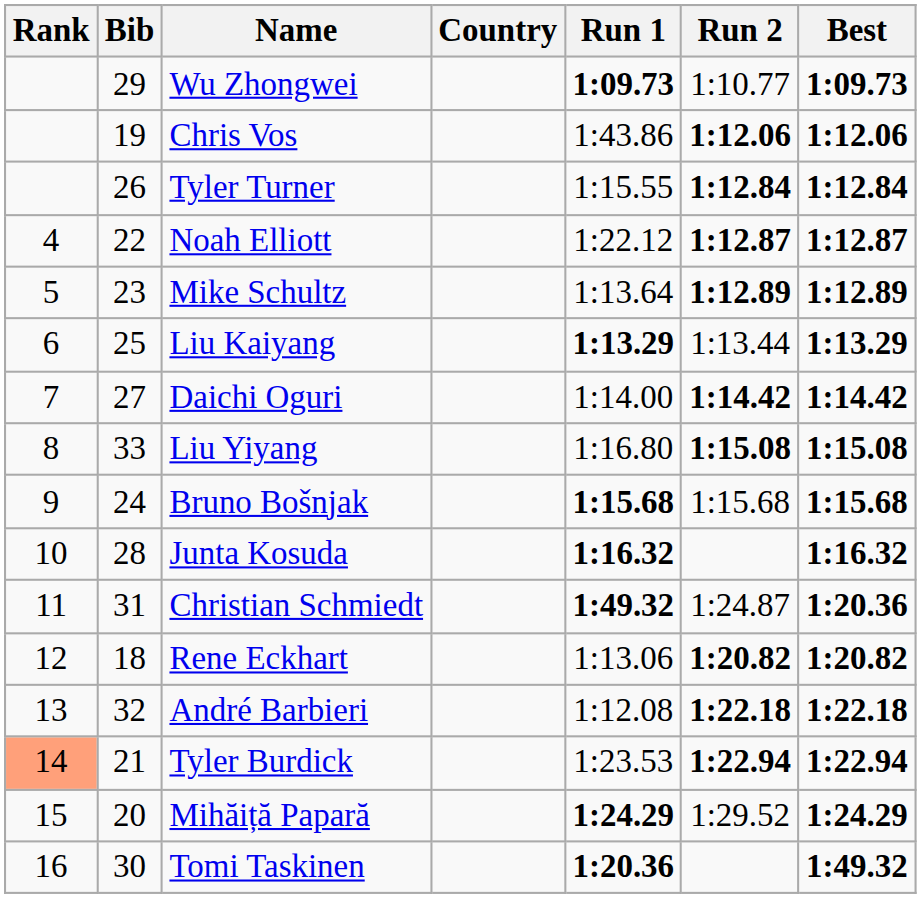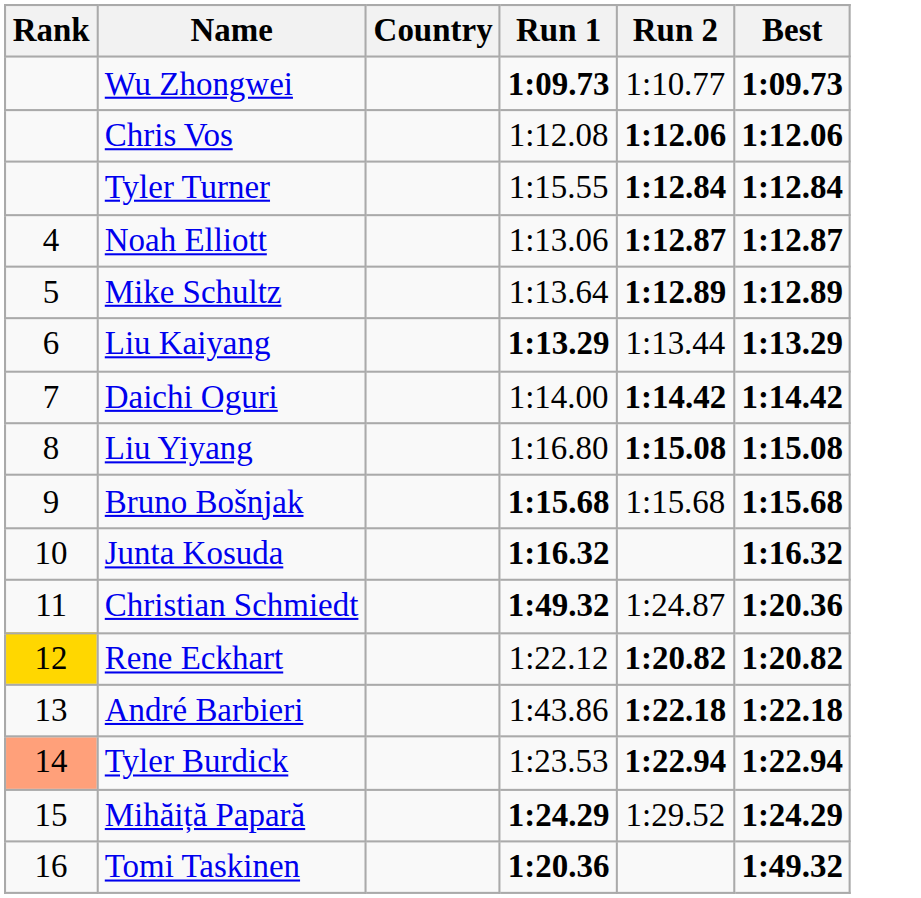- column: (130, 30)
(623, 135) 1:43.86 -> (559, 135) 1:12.08
(623, 239) 1:22.12 -> (559, 239) 1:13.06
(51, 657) no background -> (51, 657) gold background
(623, 657) 1:13.06 -> (559, 657) 1:22.12
(623, 710) 1:12.08 -> (559, 710) 1:43.86
